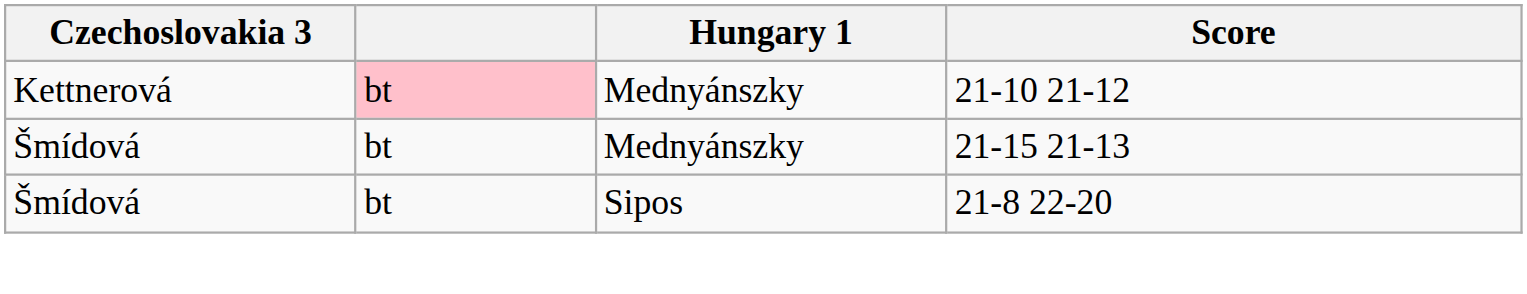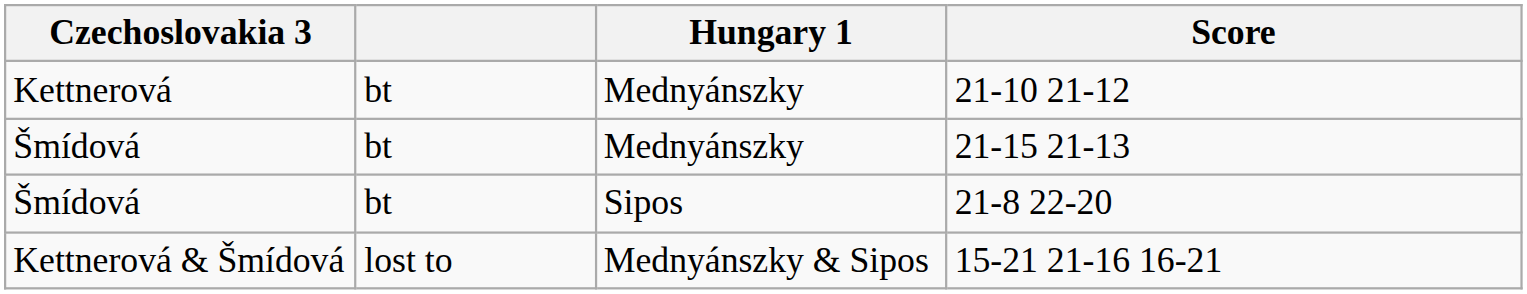(378, 89) pink background -> (378, 89) no background
+ row: (1088, 259)
